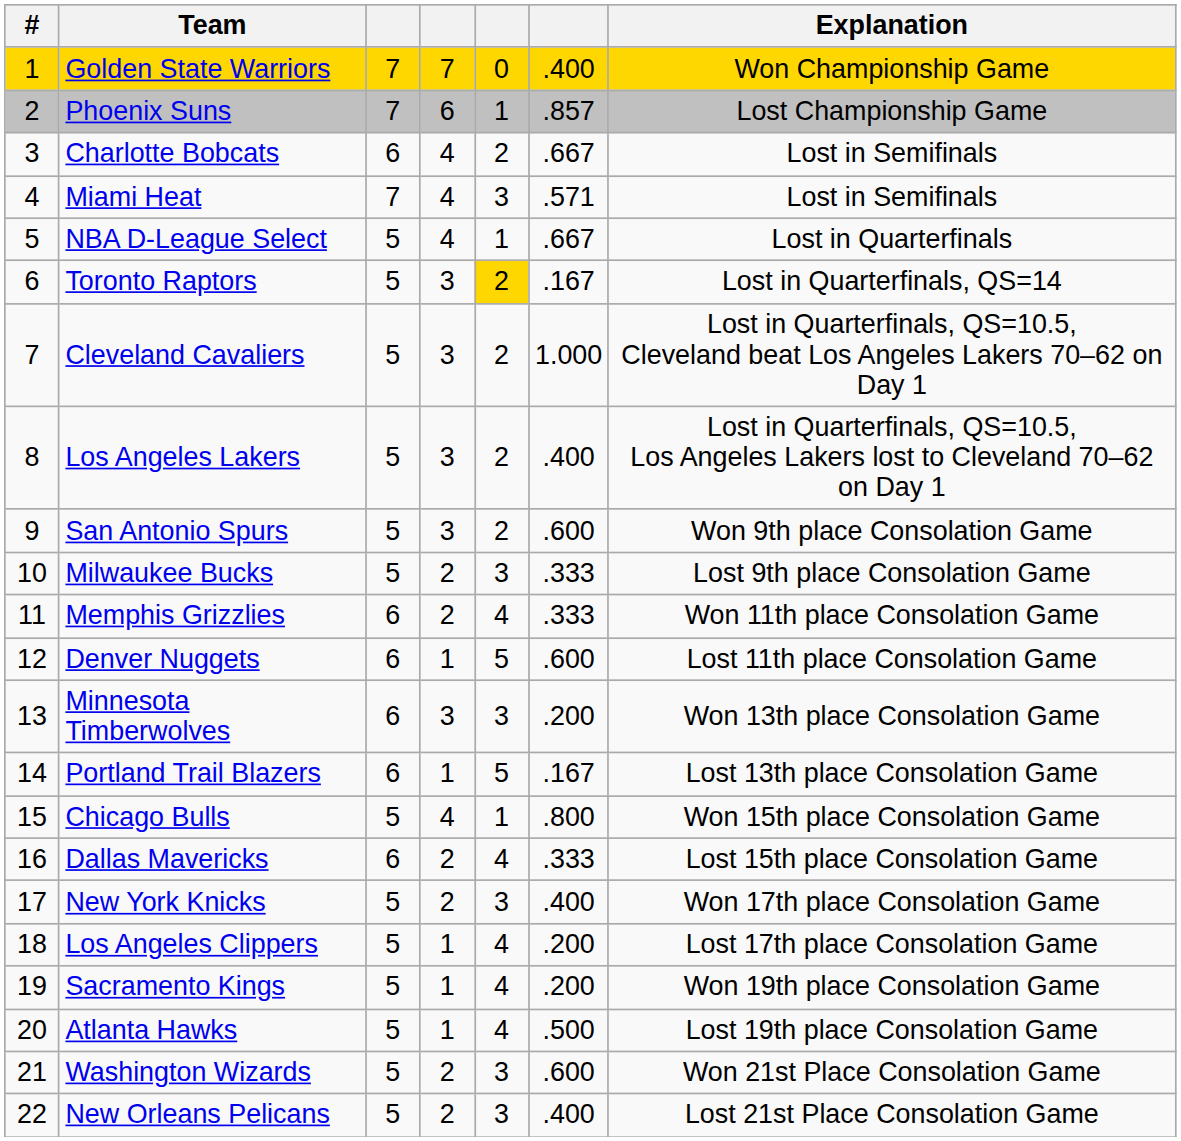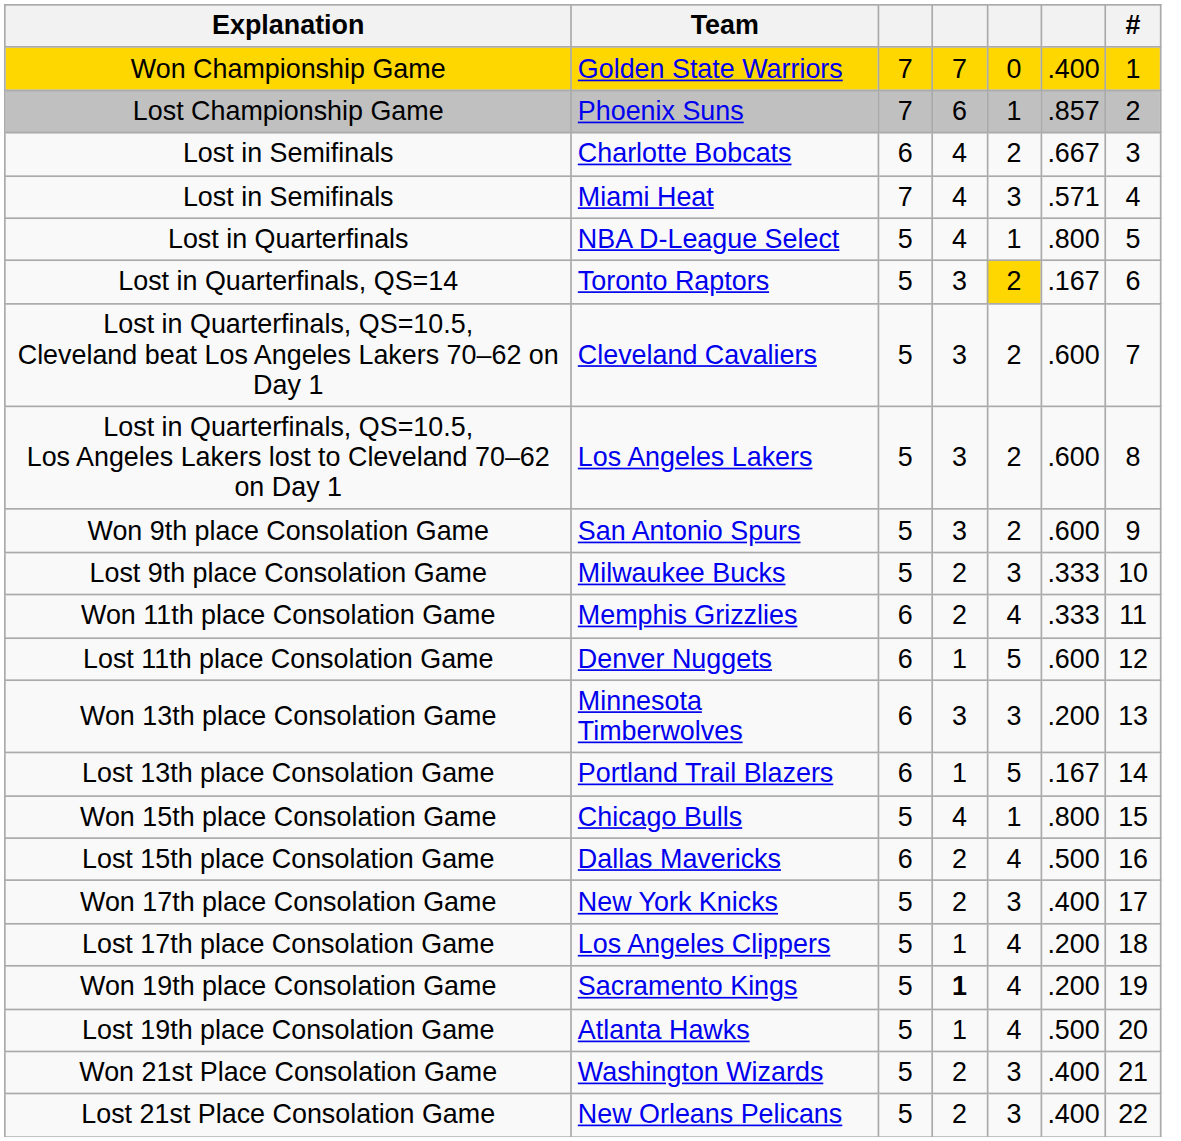columns swapped: (32, 25) <-> (892, 25)
(569, 238) .667 -> (1074, 238) .800
(569, 354) 1.000 -> (1074, 354) .600
(569, 457) .400 -> (1074, 457) .600
(569, 859) .333 -> (1074, 859) .500
(447, 986) normal -> (960, 986) bold
(569, 1072) .600 -> (1074, 1072) .400
